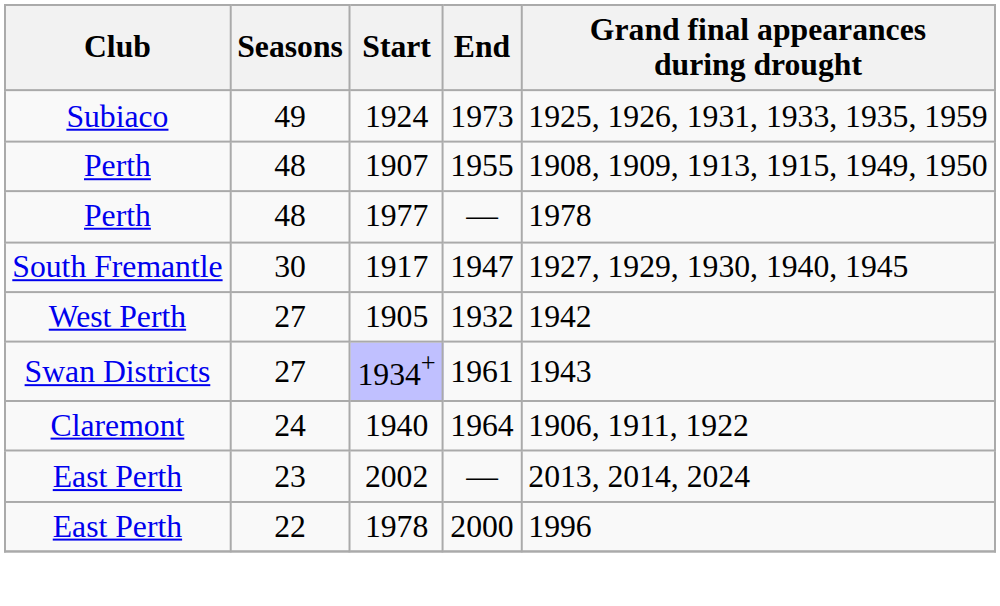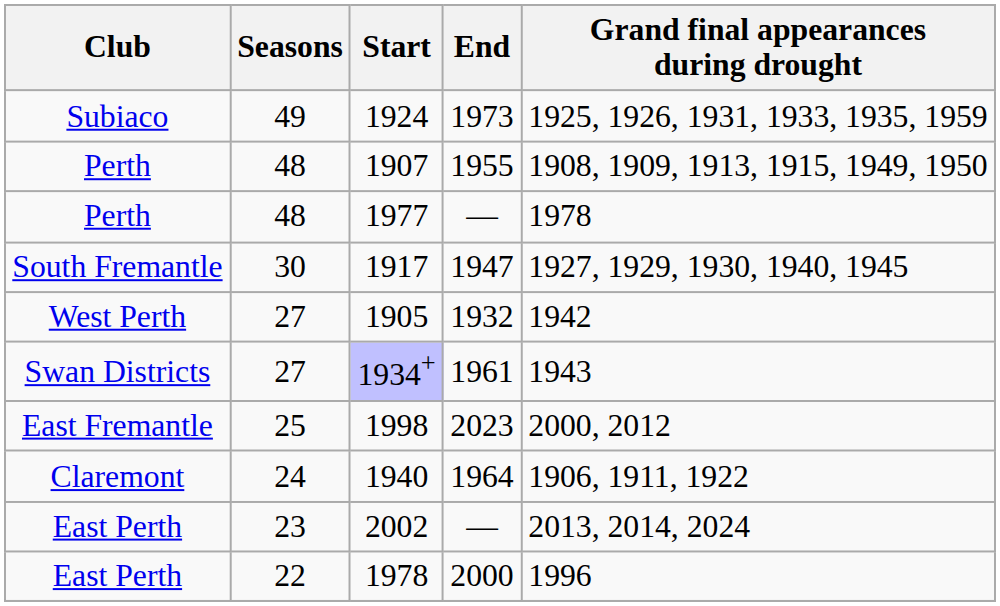+ row: (397, 425)
